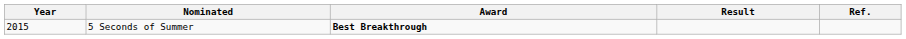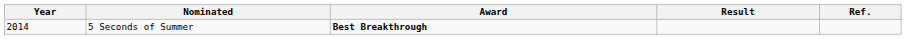(18, 27) 2015 -> (18, 27) 2014
